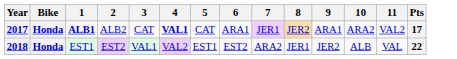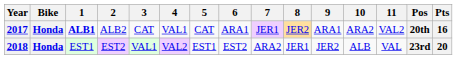+ column: (420, 12)
(175, 29) bold -> (175, 29) normal
(417, 29) 17 -> (442, 29) 16
(417, 46) 22 -> (442, 46) 20
